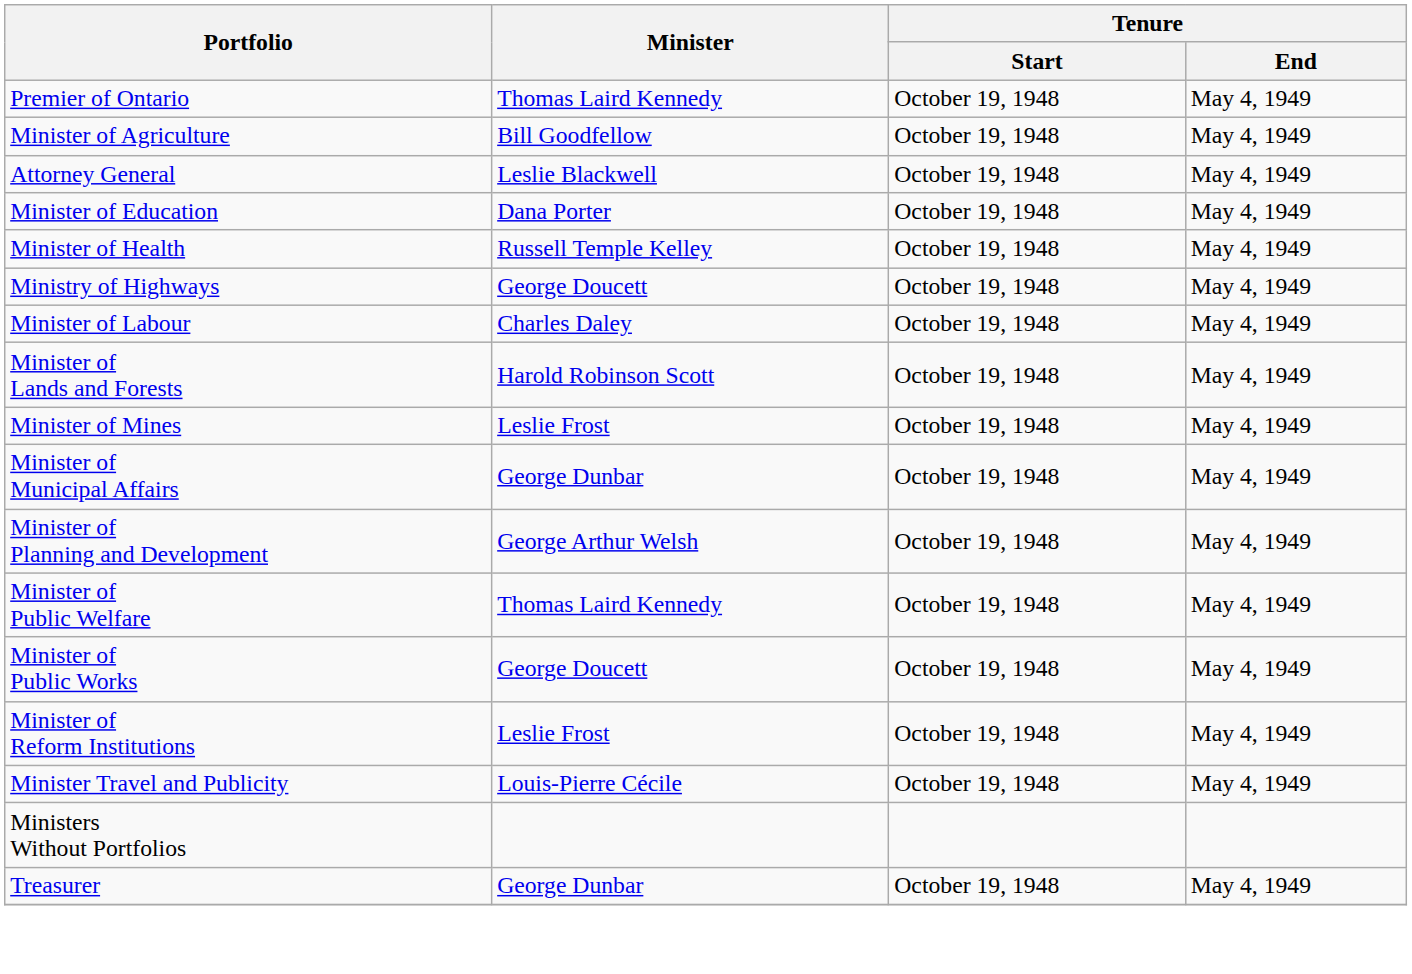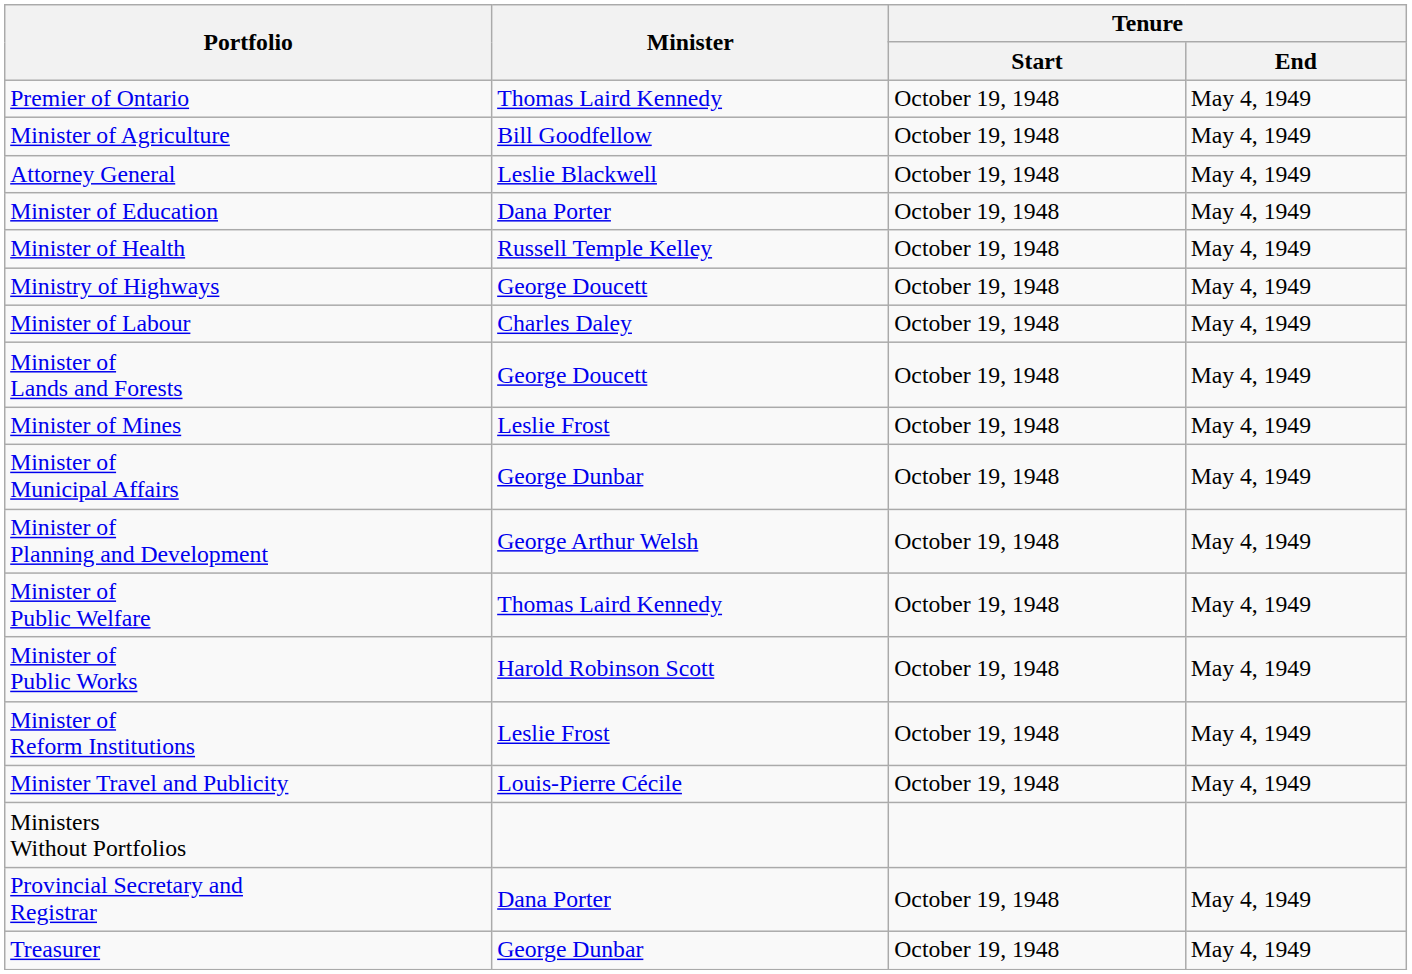(606, 374) Harold Robinson Scott -> (572, 374) George Doucett
(572, 668) George Doucett -> (606, 668) Harold Robinson Scott
+ row: (127, 899)
